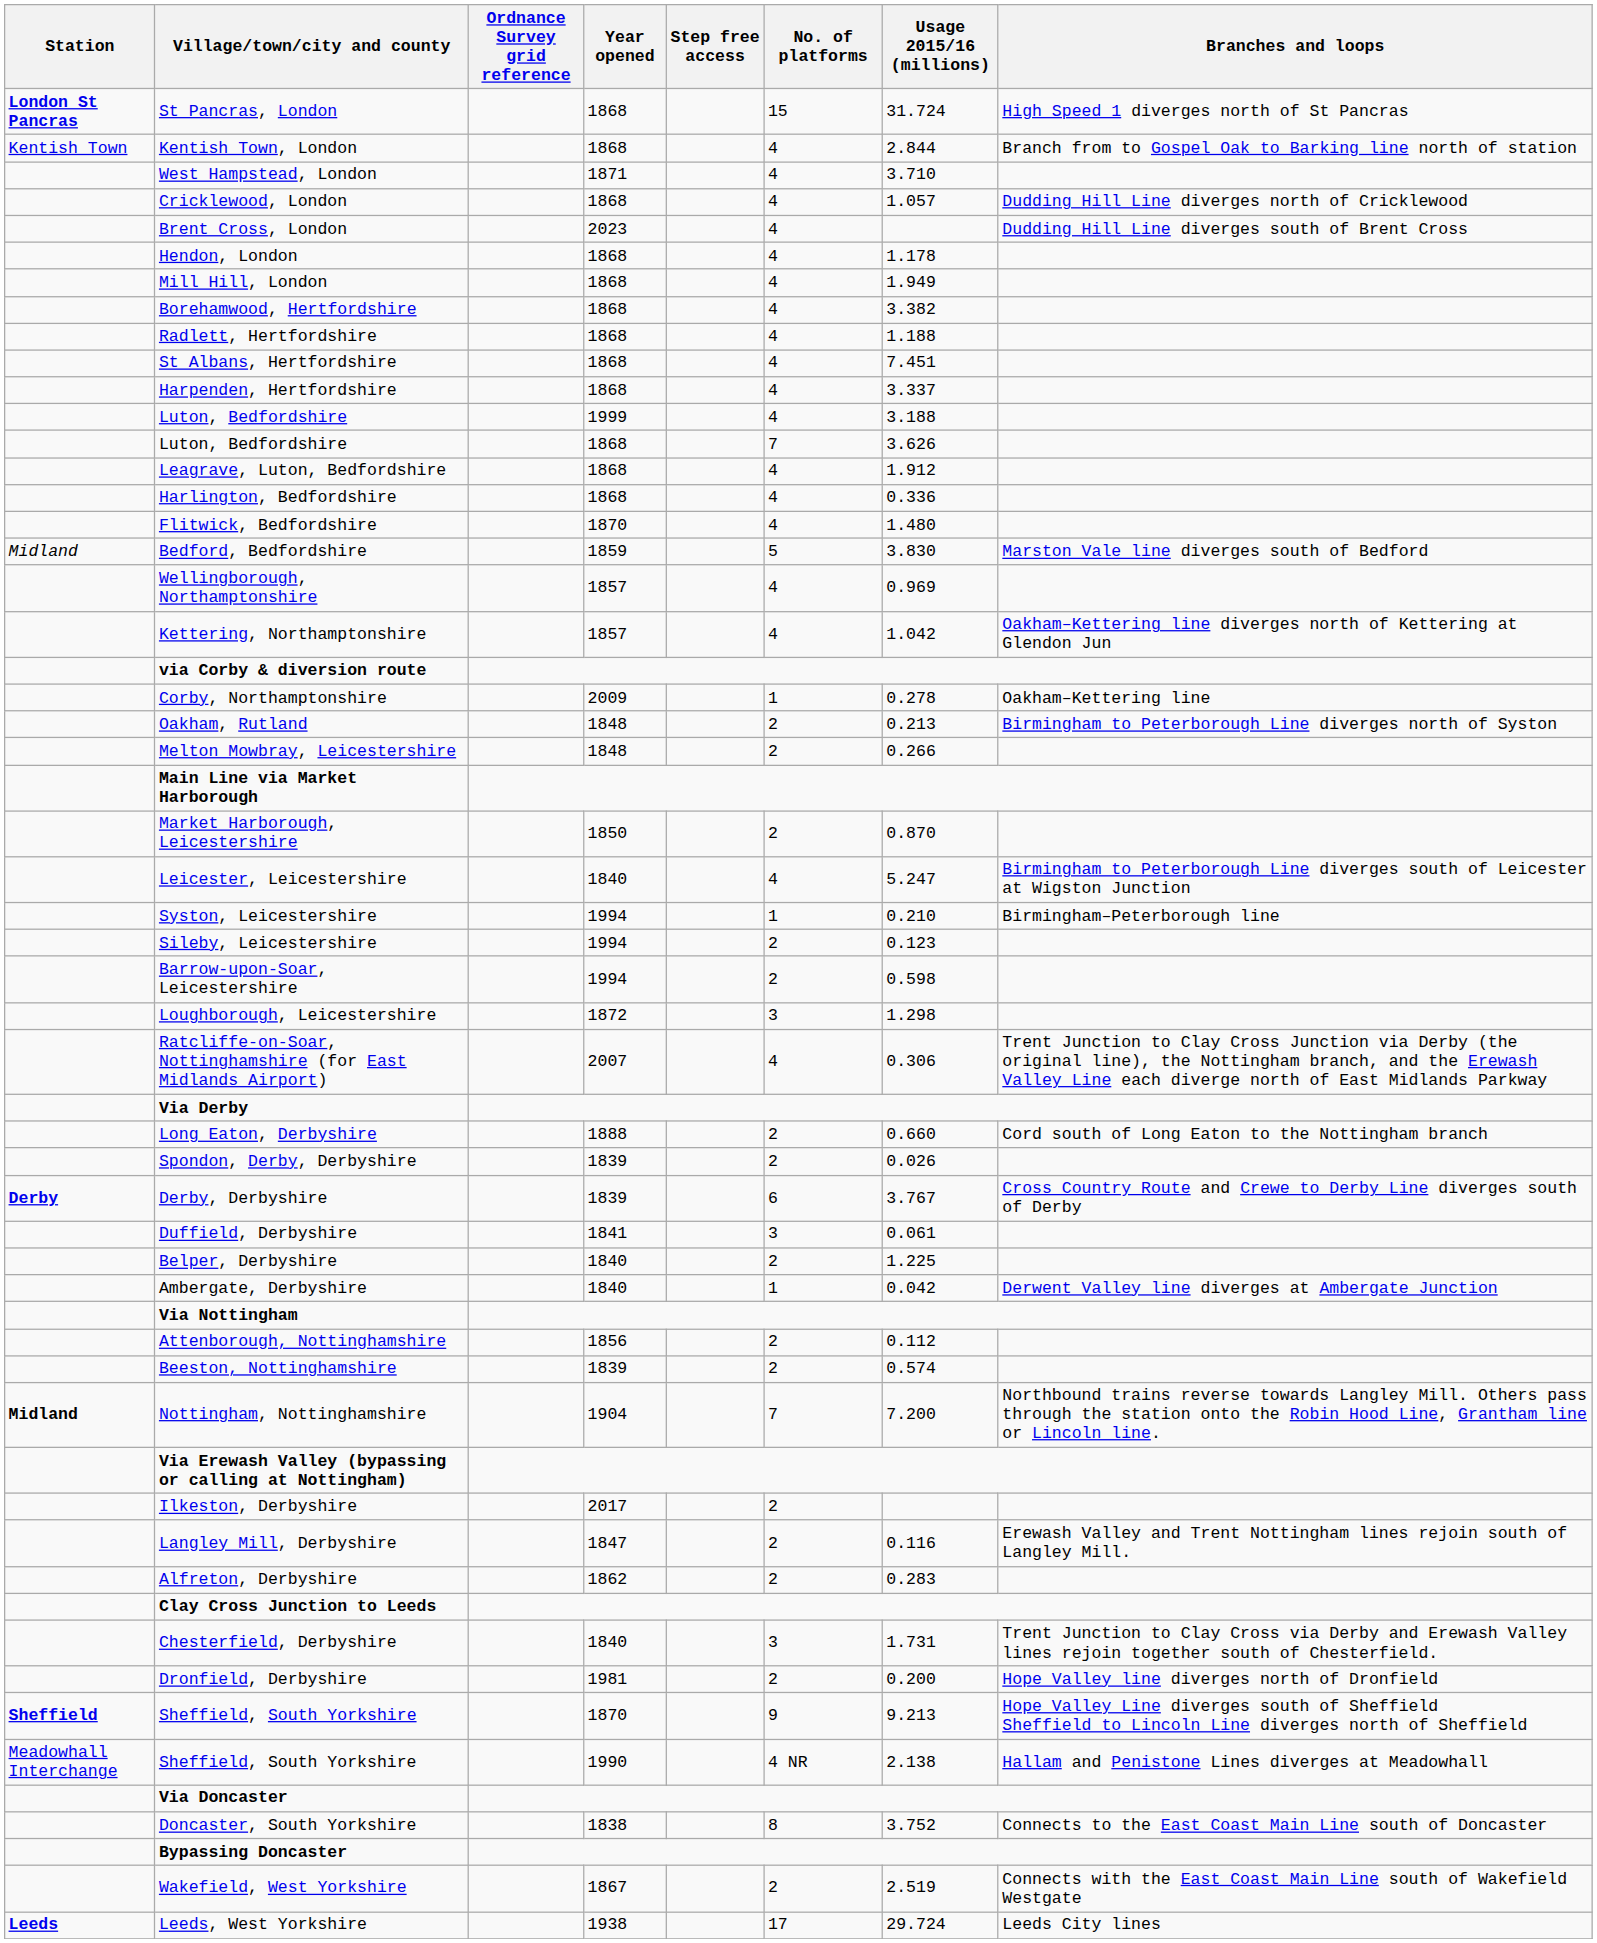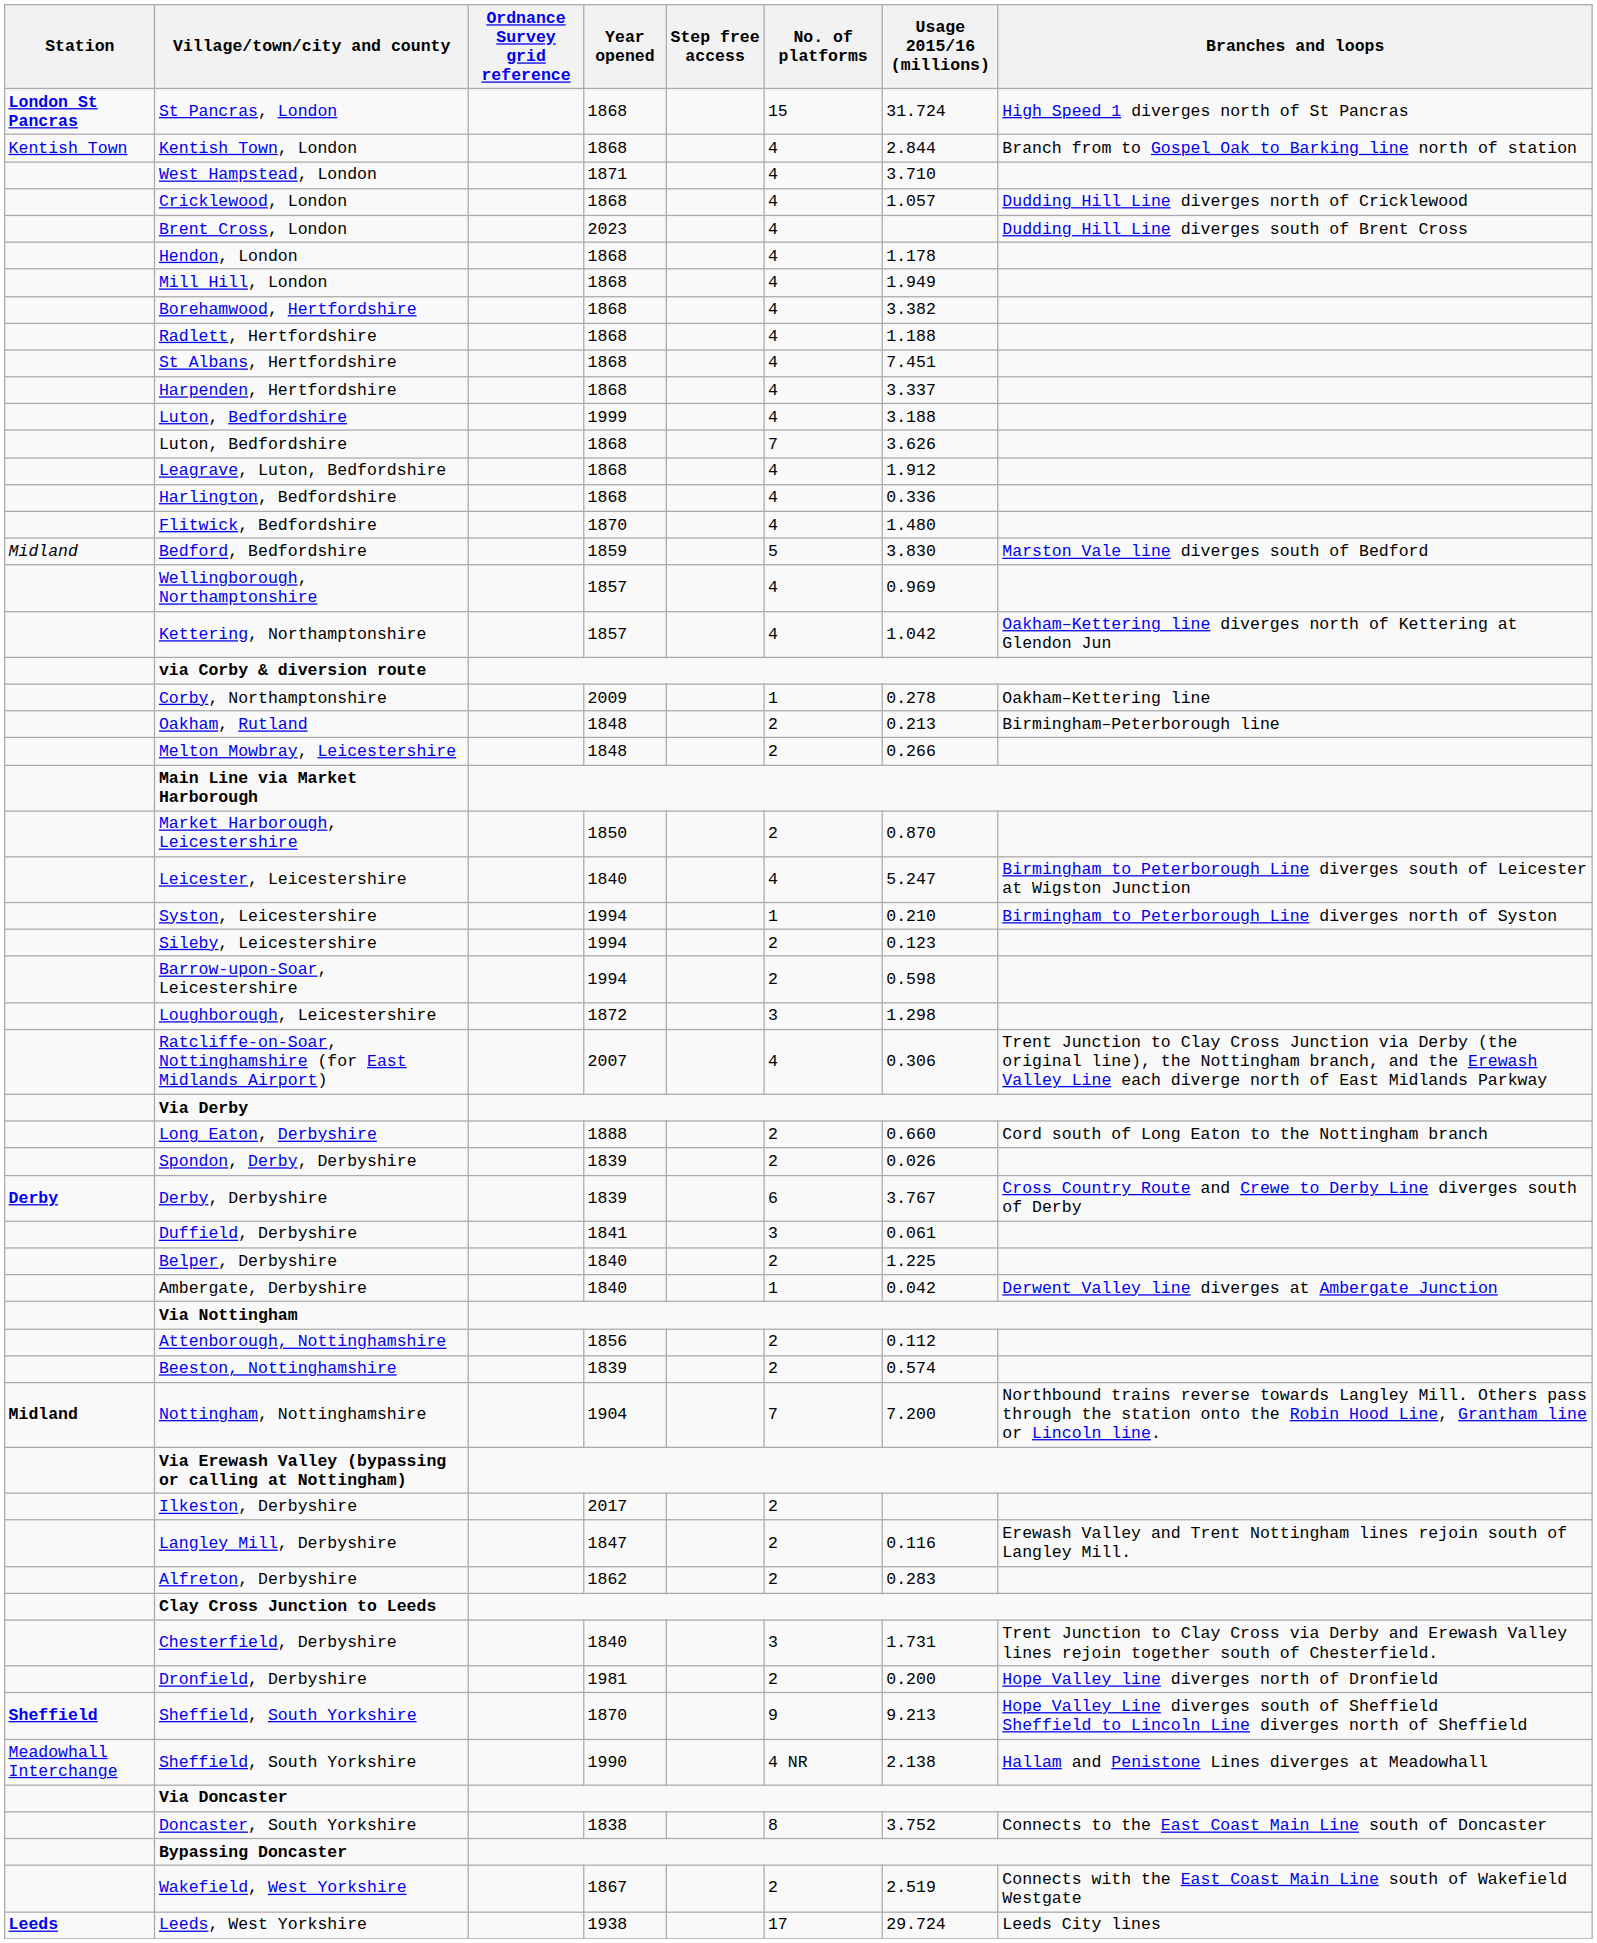(1280, 724) Birmingham to Peterborough Line diverges north of Syston -> (1141, 724) Birmingham–Peterborough line
(1141, 916) Birmingham–Peterborough line -> (1280, 916) Birmingham to Peterborough Line diverges north of Syston
